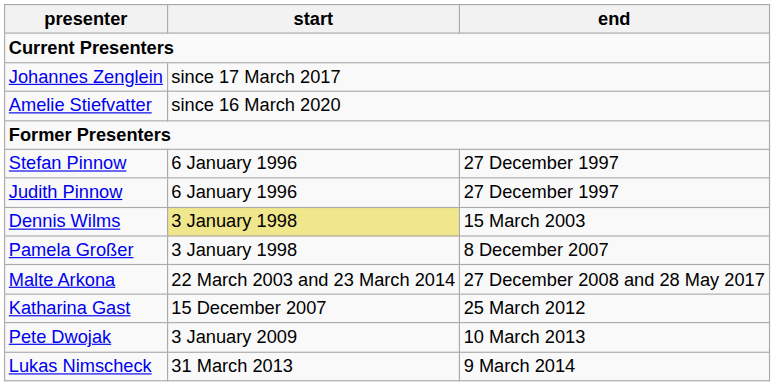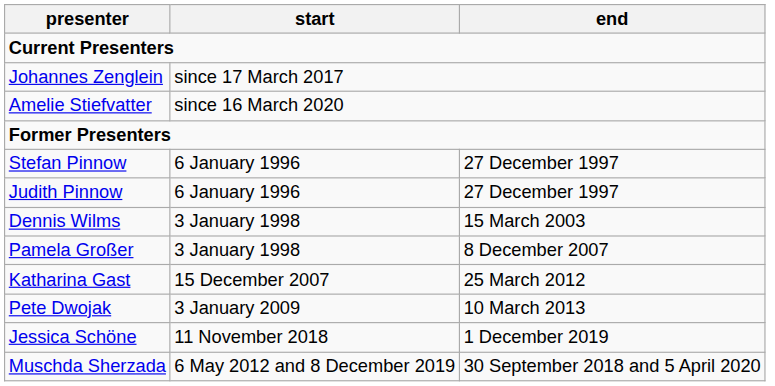(234, 221) khaki background -> (237, 221) no background
- row: (62, 279)
- row: (80, 366)
+ row: (73, 337)
+ row: (87, 366)
